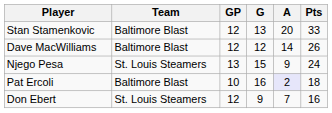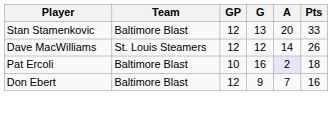(151, 47) Baltimore Blast -> (161, 47) St. Louis Steamers
- row: (35, 64)
(161, 99) St. Louis Steamers -> (151, 82) Baltimore Blast
